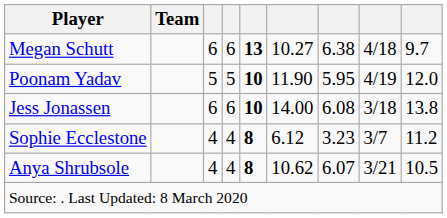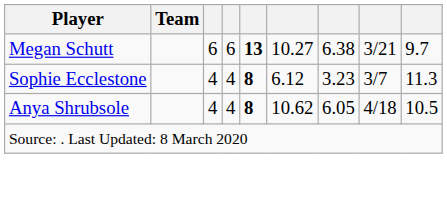(380, 49) 4/18 -> (380, 49) 3/21
- row: (65, 78)
- row: (60, 108)
(421, 138) 11.2 -> (421, 78) 11.3
(338, 167) 6.07 -> (338, 108) 6.05
(380, 167) 3/21 -> (380, 108) 4/18
